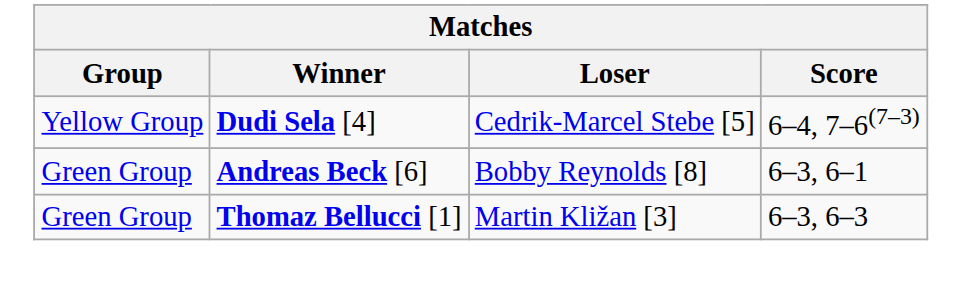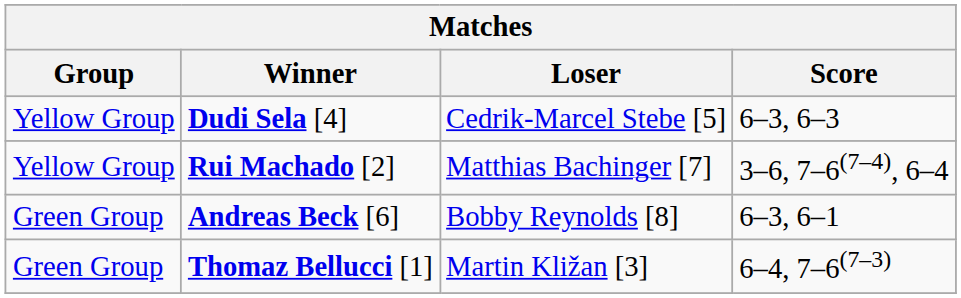(844, 121) 6–4, 7–6(7–3) -> (789, 118) 6–3, 6–3
+ row: (291, 167)
(818, 216) 6–3, 6–3 -> (815, 265) 6–4, 7–6(7–3)
